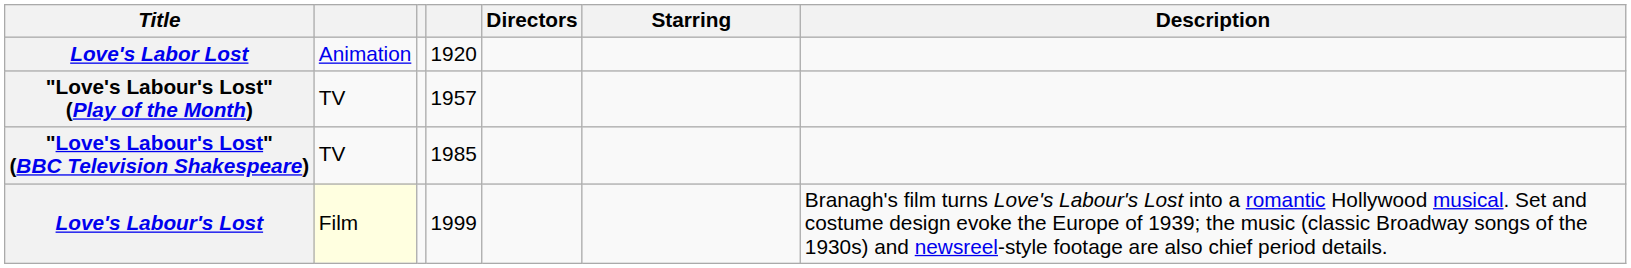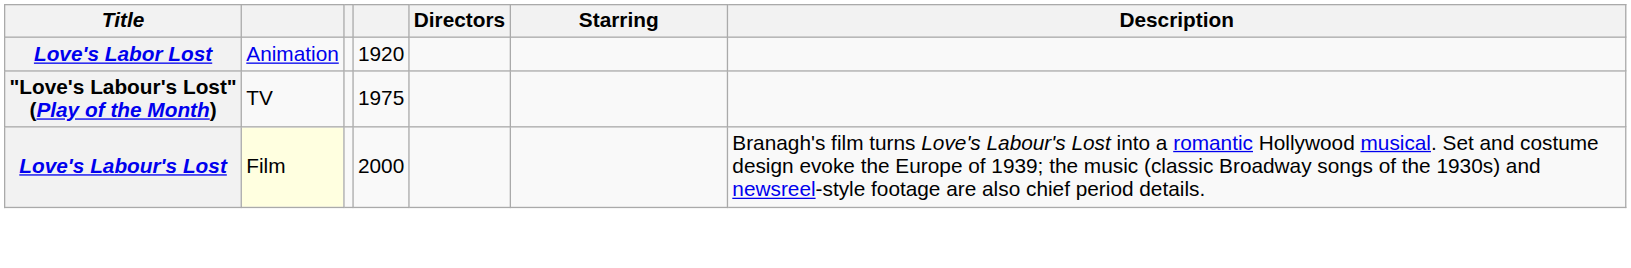(454, 98) 1957 -> (381, 98) 1975
- row: (159, 155)
(454, 223) 1999 -> (381, 166) 2000
